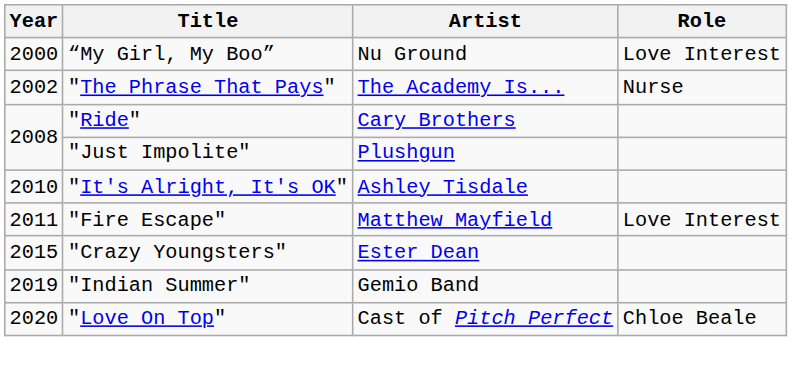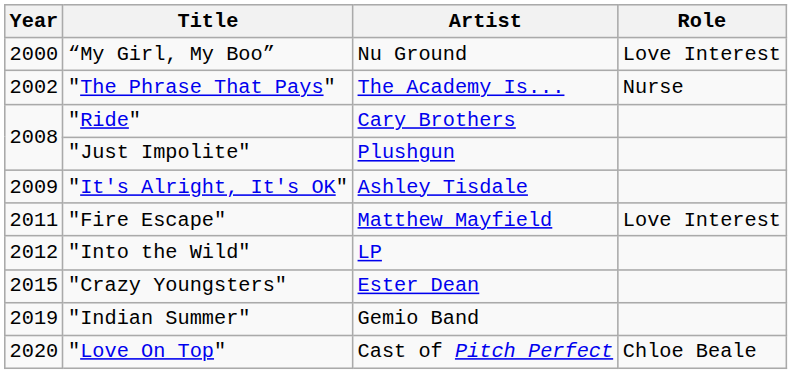(34, 187) 2010 -> (34, 187) 2009
+ row: (159, 253)
